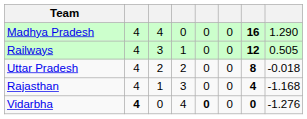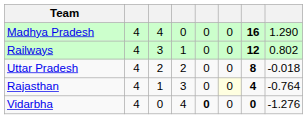(284, 50) 0.505 -> (284, 50) 0.802
(230, 86) no background -> (230, 86) lightyellow background
(284, 86) -1.168 -> (284, 86) -0.764
(137, 104) bold -> (137, 104) normal
